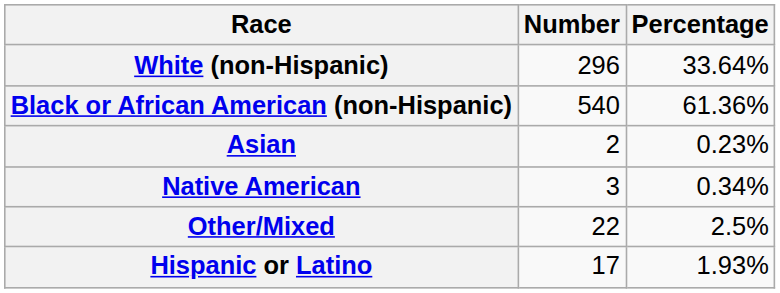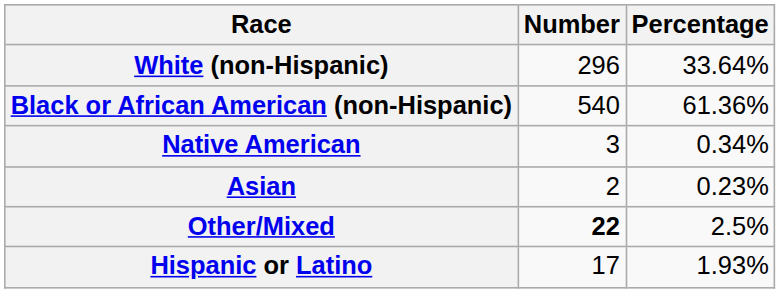rows swapped: (261, 186) <-> (261, 145)
(606, 226) normal -> (606, 226) bold
